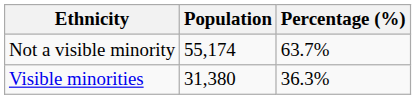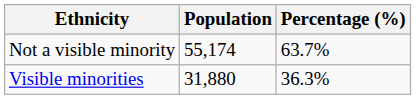(210, 79) 31,380 -> (210, 79) 31,880
